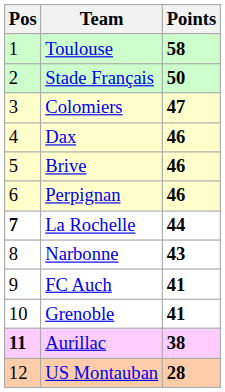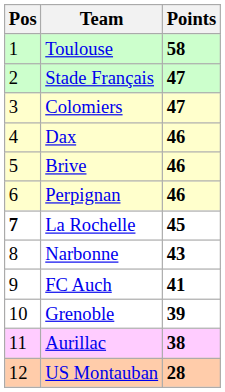(176, 78) 50 -> (176, 78) 47
(176, 225) 44 -> (176, 225) 45
(176, 313) 41 -> (176, 313) 39
(18, 343) bold -> (18, 343) normal
